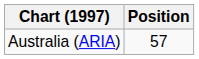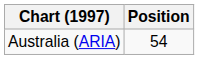(159, 41) 57 -> (159, 41) 54
